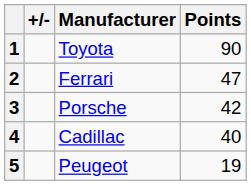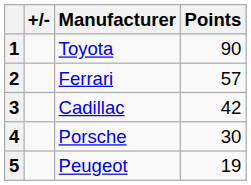(231, 78) 47 -> (231, 78) 57
(93, 108) Porsche -> (92, 108) Cadillac
(92, 137) Cadillac -> (93, 137) Porsche
(231, 137) 40 -> (231, 137) 30
